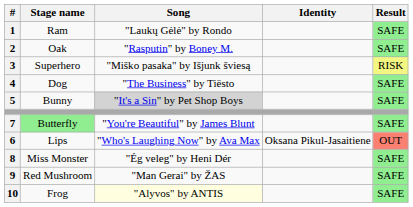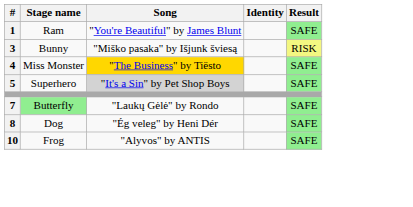(178, 30) "Laukų Gėlė" by Rondo -> (165, 30) "You're Beautiful" by James Blunt
- row: (12, 48)
(58, 65) Superhero -> (54, 48) Bunny
(58, 83) Dog -> (54, 65) Miss Monster
(178, 83) no background -> (165, 65) gold background
(58, 100) Bunny -> (54, 83) Superhero
(178, 123) "You're Beautiful" by James Blunt -> (165, 105) "Laukų Gėlė" by Rondo
- row: (12, 140)
(58, 158) Miss Monster -> (54, 123) Dog
- row: (12, 175)
(178, 193) lightyellow background -> (165, 140) no background
